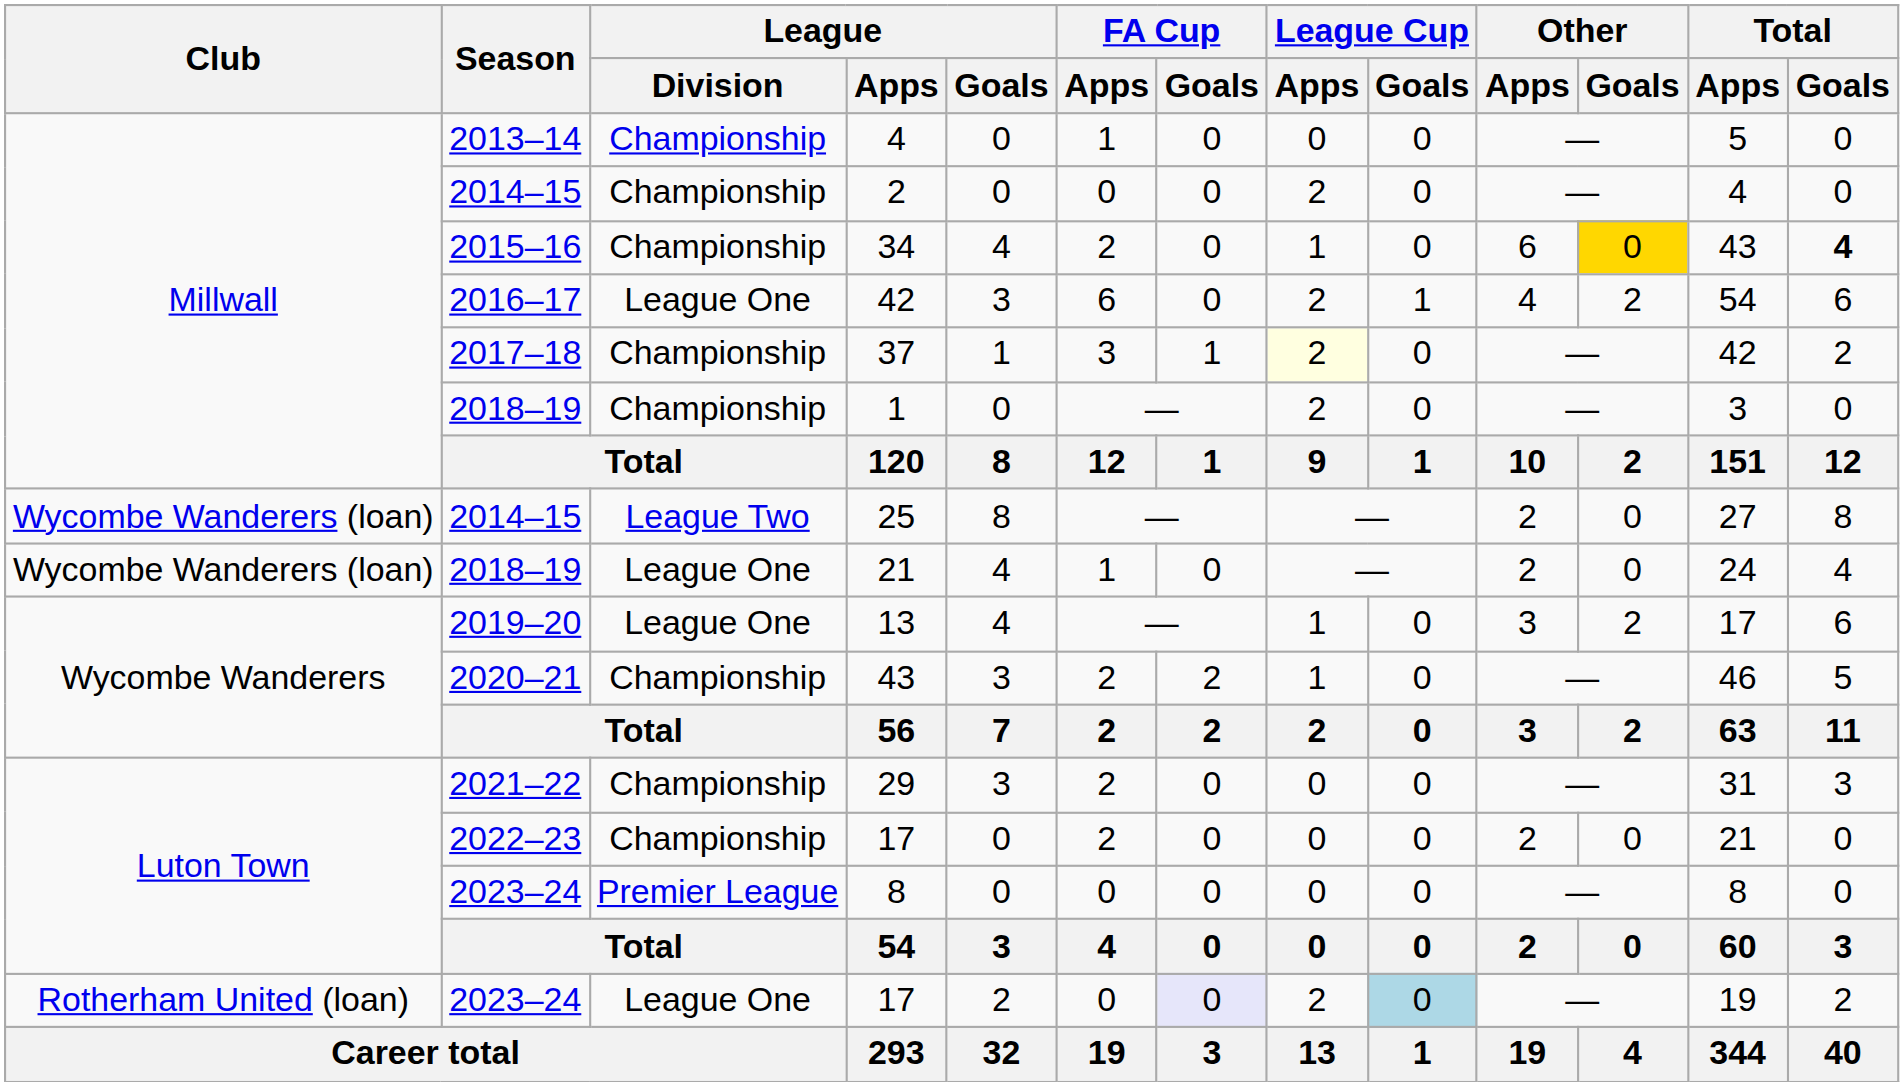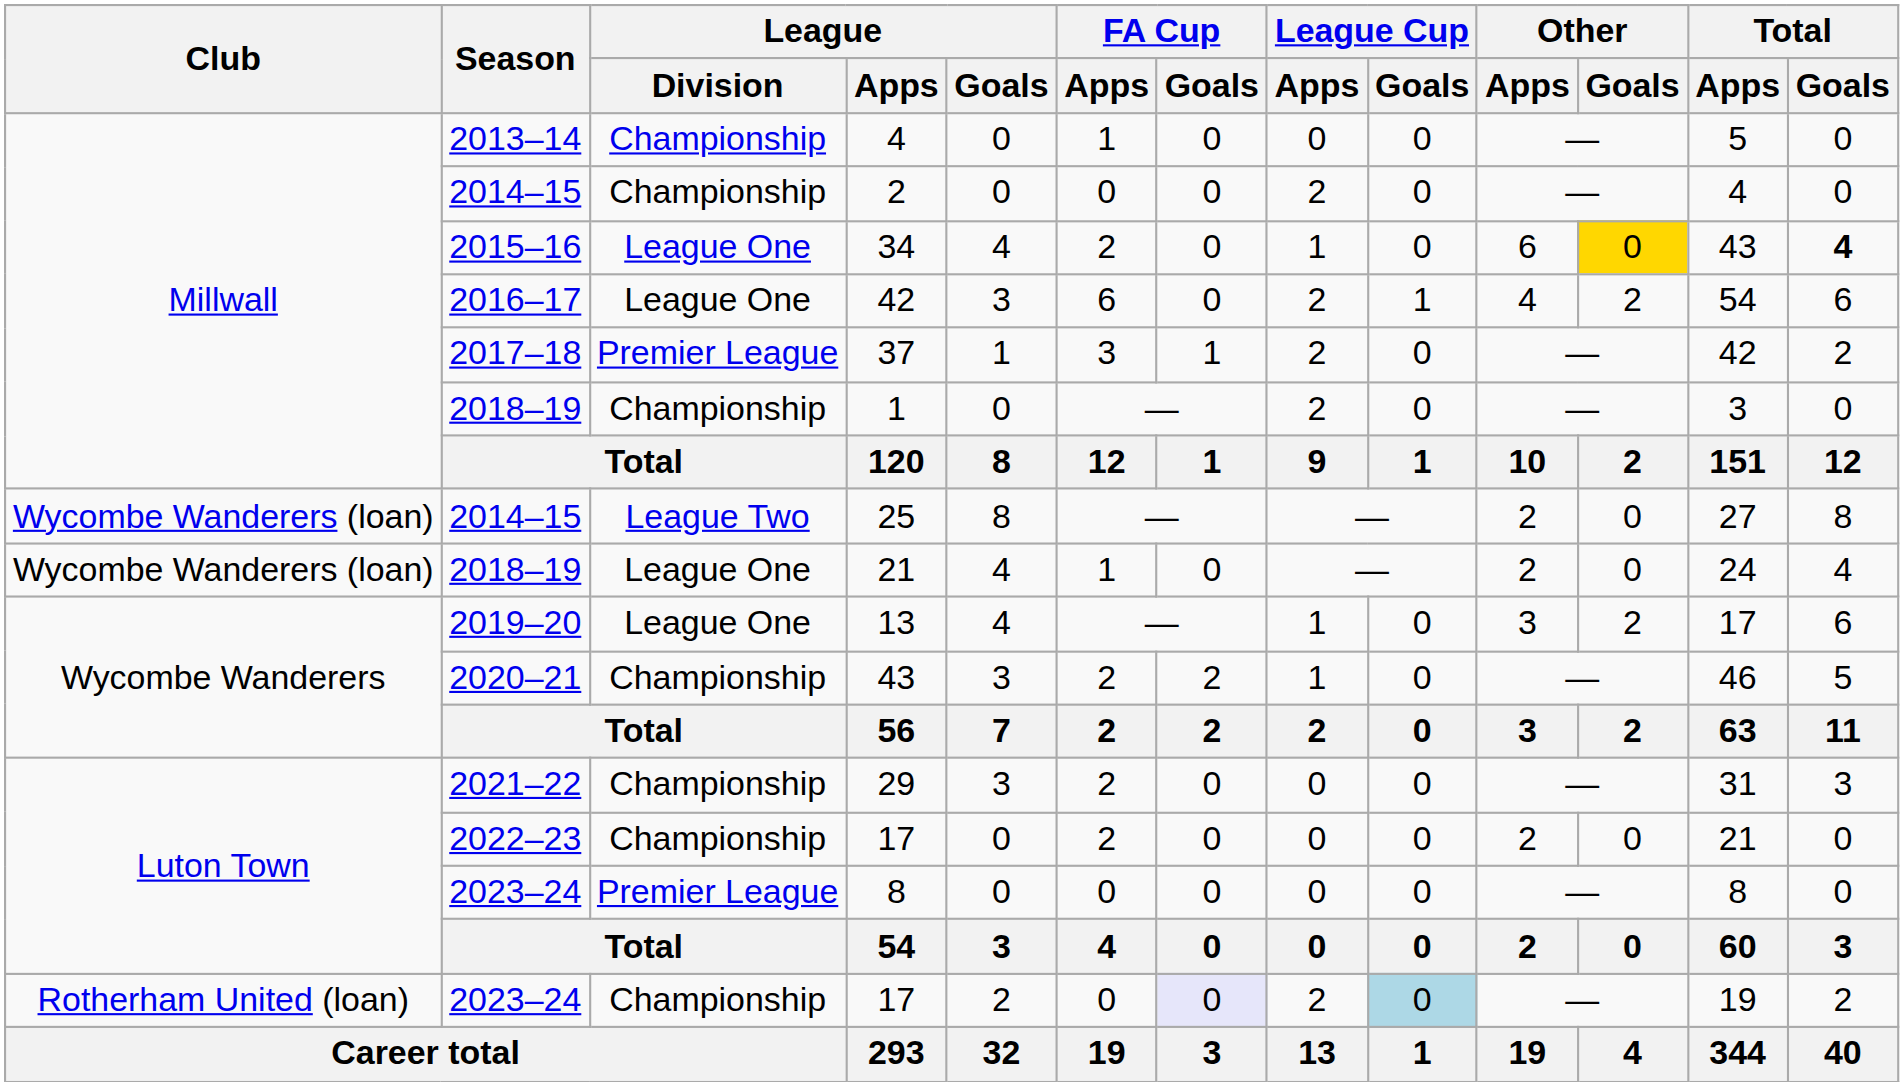(718, 246) Championship -> (718, 246) League One
(718, 354) Championship -> (718, 354) Premier League
(1317, 354) lightyellow background -> (1317, 354) no background
(718, 999) League One -> (718, 999) Championship
